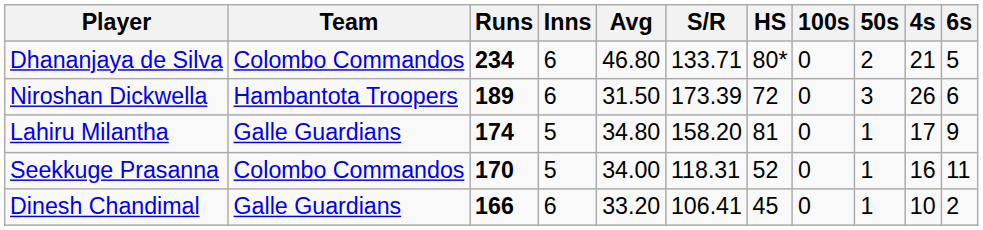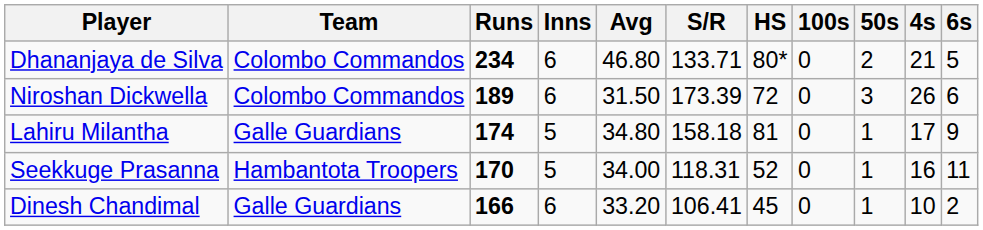(346, 96) Hambantota Troopers -> (349, 96) Colombo Commandos
(706, 133) 158.20 -> (706, 133) 158.18
(349, 170) Colombo Commandos -> (346, 170) Hambantota Troopers
